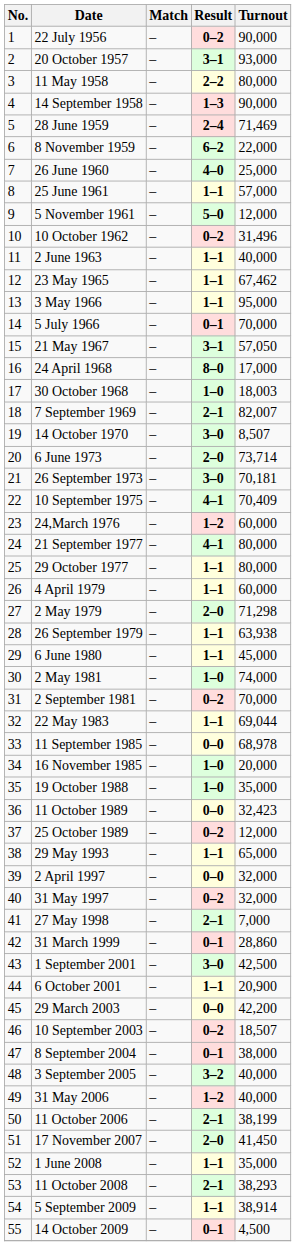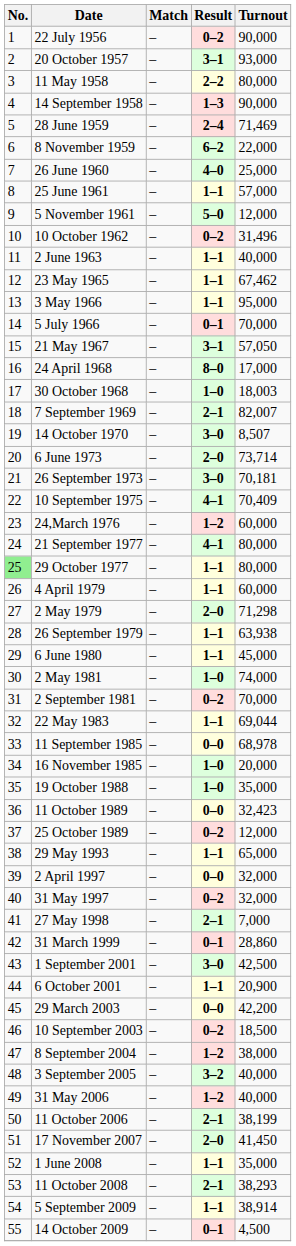(15, 567) no background -> (15, 567) lightgreen background
(258, 1031) 18,507 -> (258, 1031) 18,500
(213, 1053) 0–1 -> (213, 1053) 1–2
